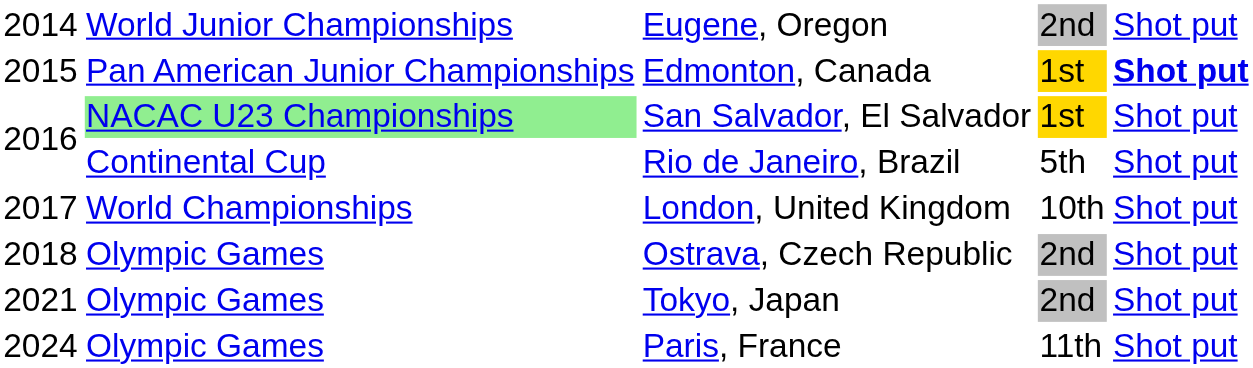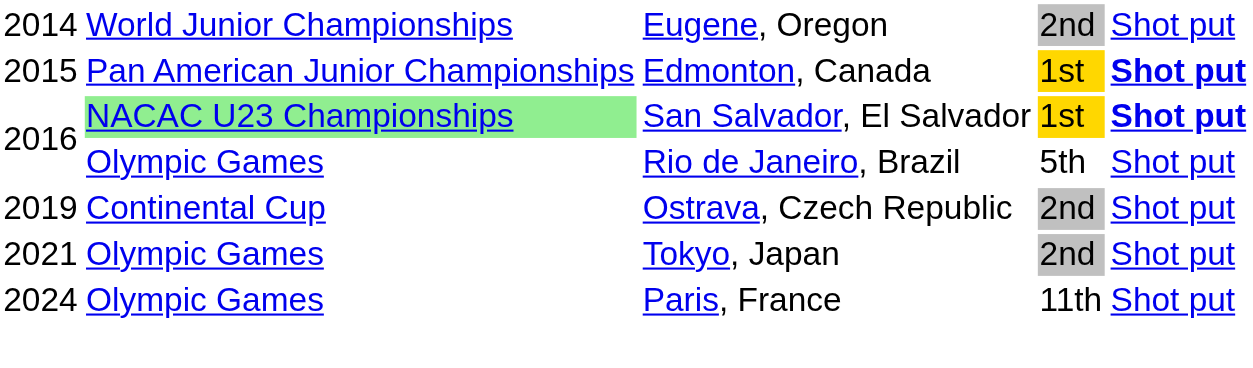(1175, 116) normal -> (1178, 116) bold
(206, 162) Continental Cup -> (205, 162) Olympic Games
- row: (827, 208)
(40, 254) 2018 -> (40, 208) 2019
(205, 254) Olympic Games -> (206, 208) Continental Cup
